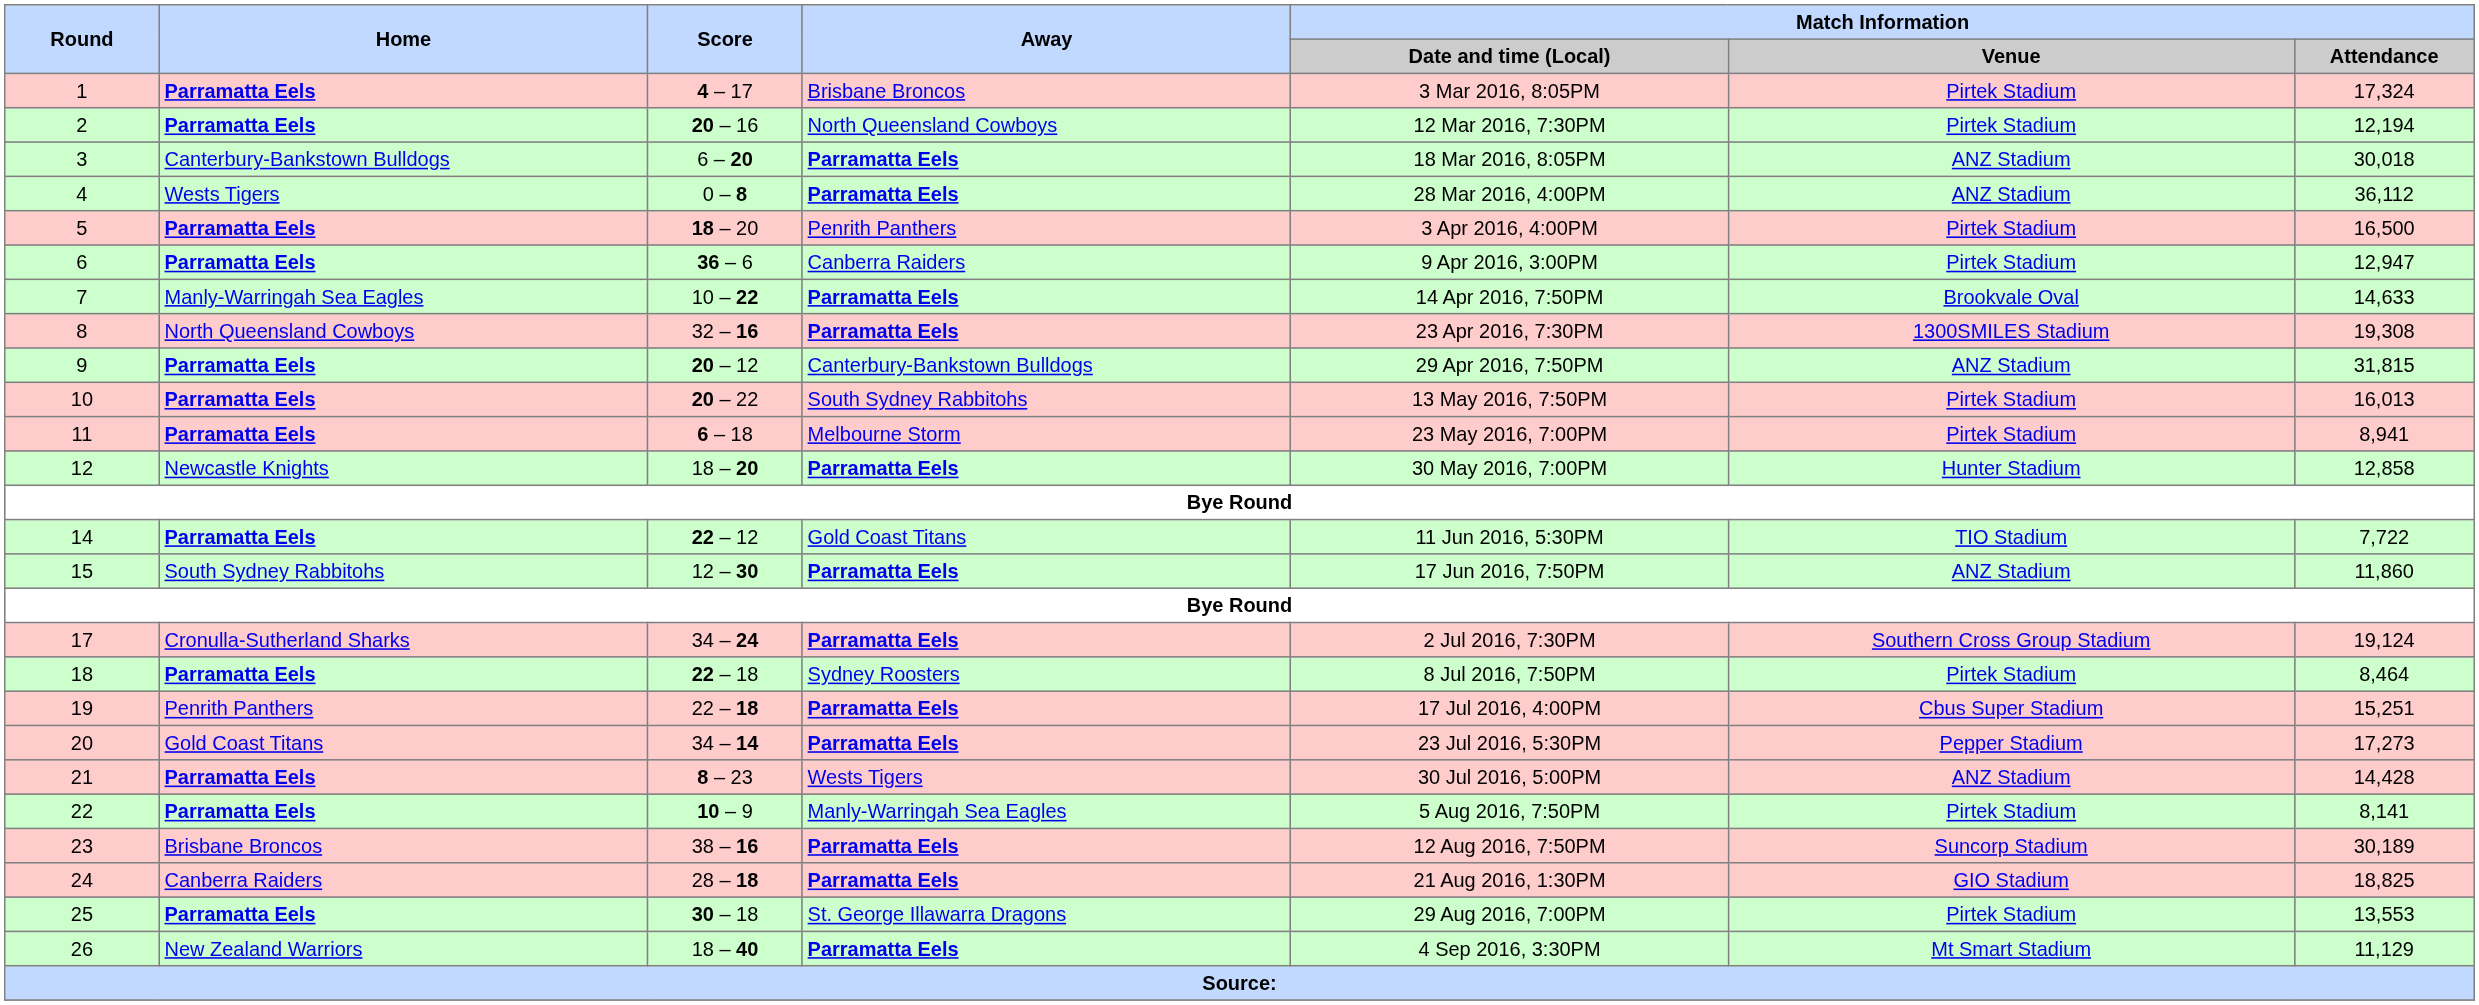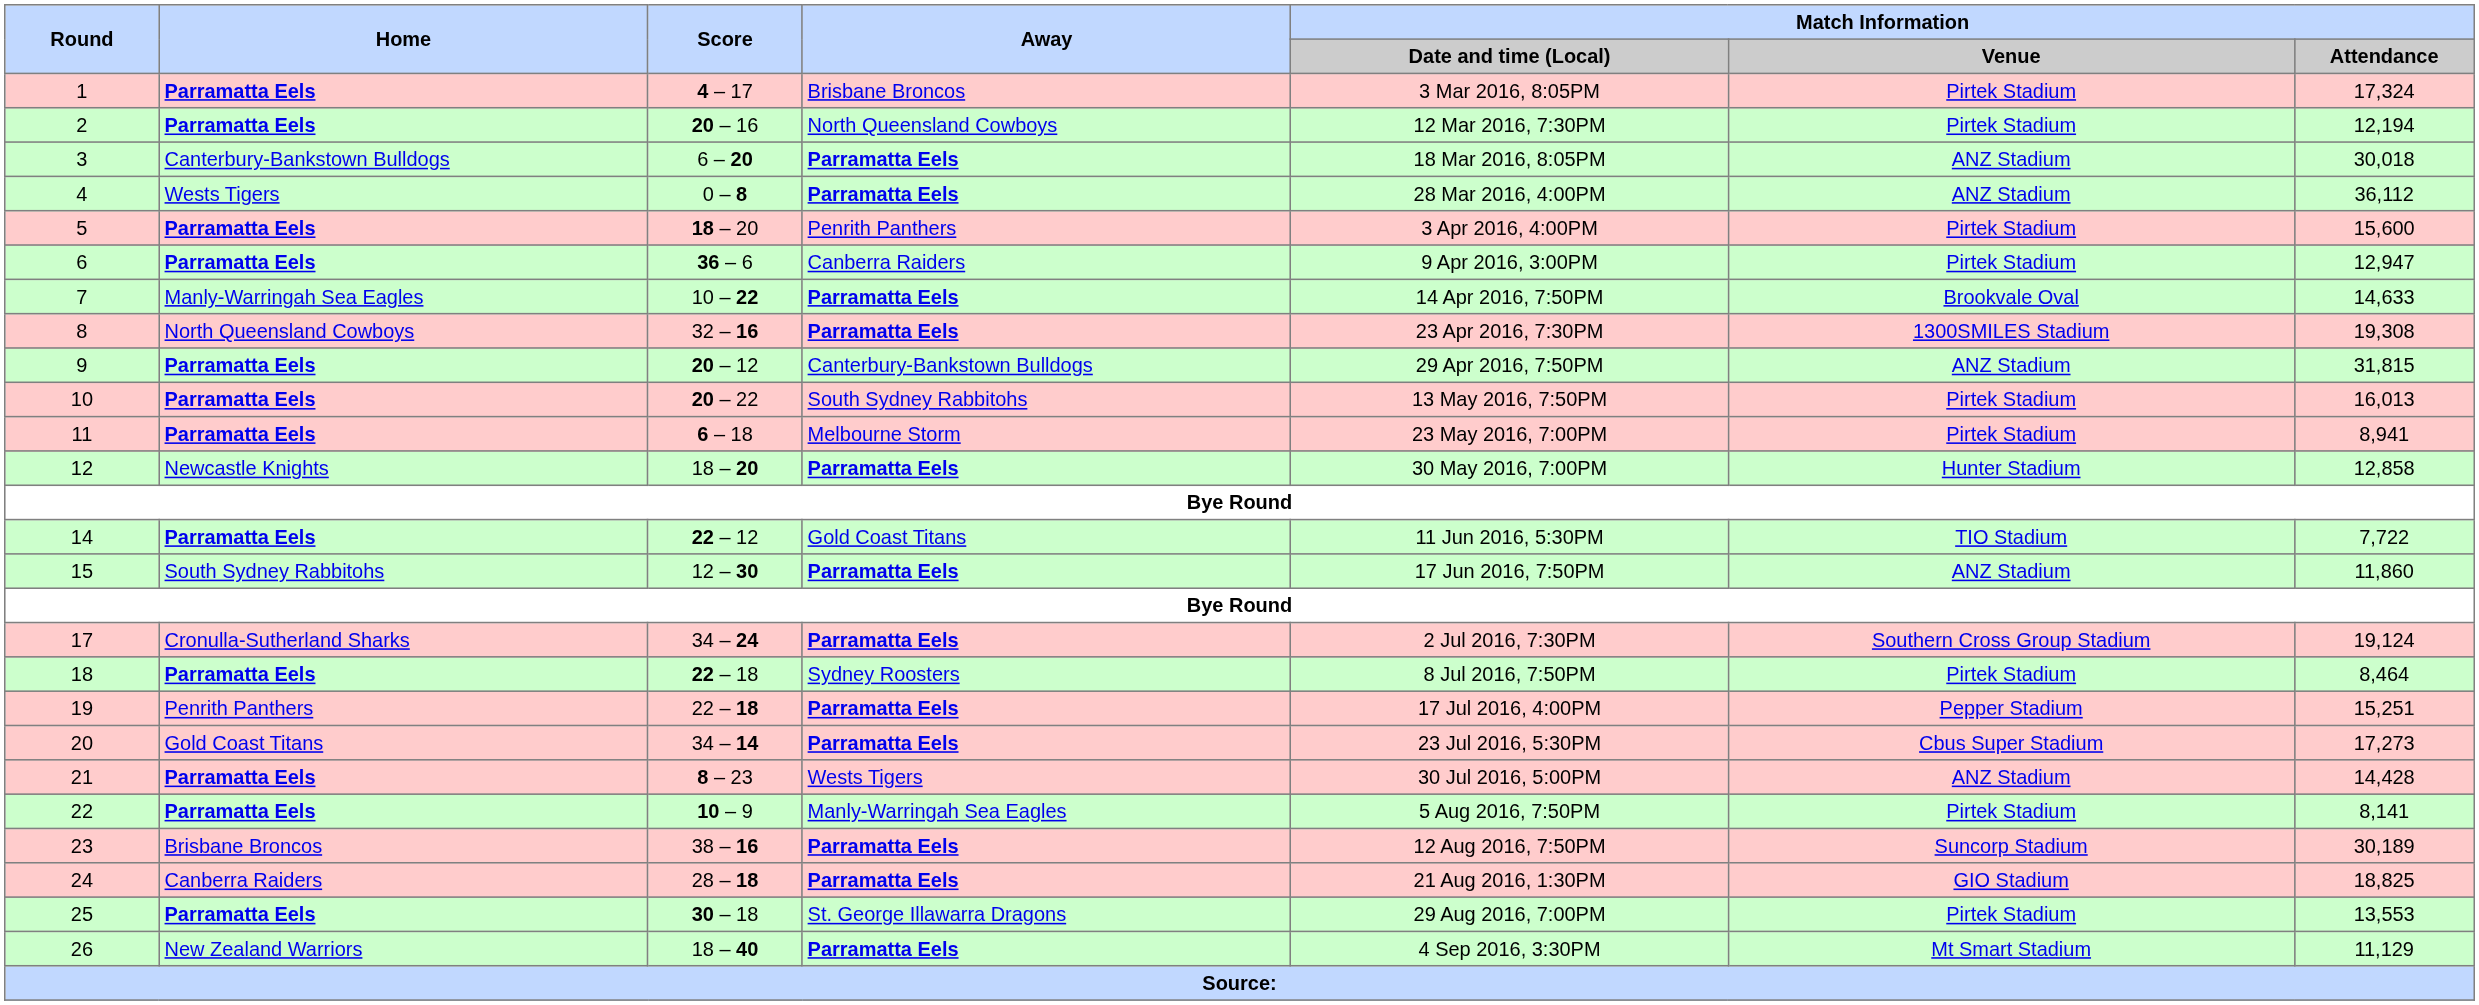(2384, 228) 16,500 -> (2384, 228) 15,600
(2011, 708) Cbus Super Stadium -> (2011, 708) Pepper Stadium
(2011, 743) Pepper Stadium -> (2011, 743) Cbus Super Stadium
